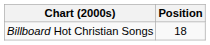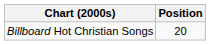(180, 31) 18 -> (180, 31) 20
